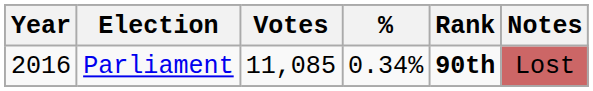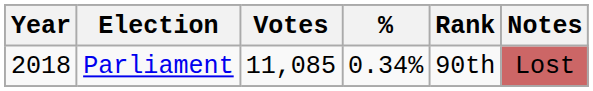(41, 66) 2016 -> (41, 66) 2018
(465, 66) bold -> (465, 66) normal
